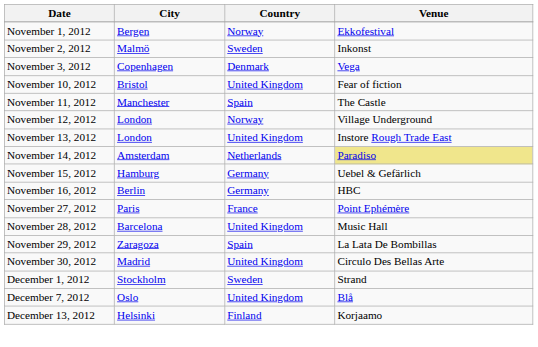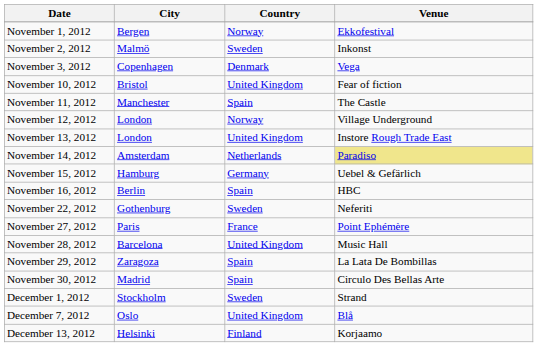(248, 191) Germany -> (240, 191) Spain
+ row: (52, 208)
(265, 262) United Kingdom -> (240, 279) Spain
